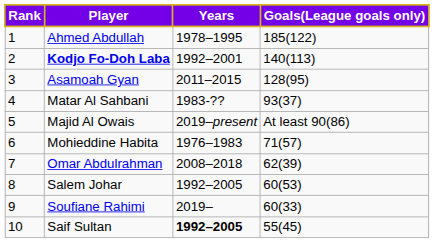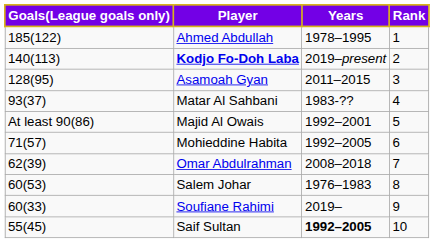columns swapped: (25, 15) <-> (344, 15)
(209, 58) 1992–2001 -> (346, 58) 2019–present
(217, 121) 2019–present -> (338, 121) 1992–2001
(209, 143) 1976–1983 -> (338, 143) 1992–2005
(209, 185) 1992–2005 -> (338, 185) 1976–1983
